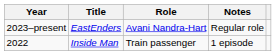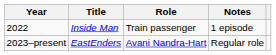rows swapped: (17, 43) <-> (36, 27)
